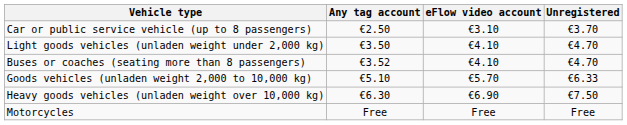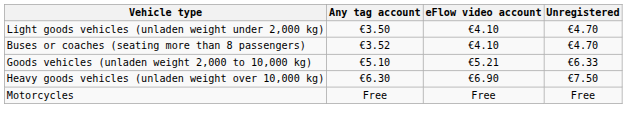- row: (159, 29)
(483, 79) €5.70 -> (483, 62) €5.21
